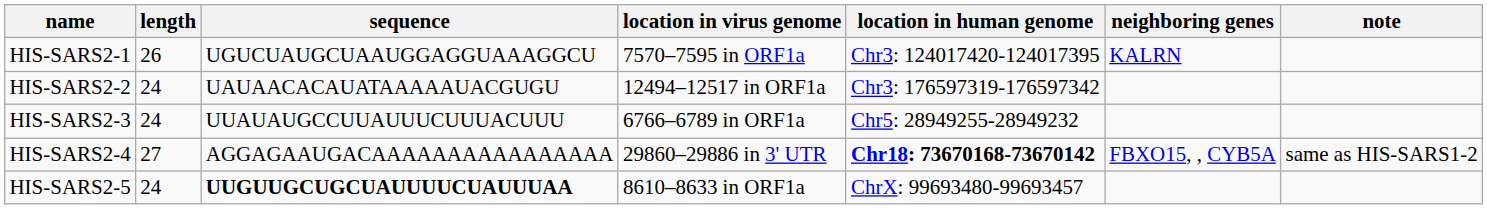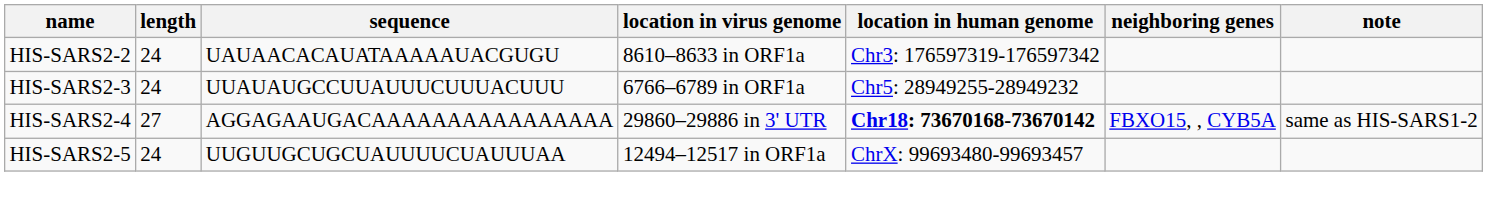- row: (70, 54)
(724, 87) 12494–12517 in ORF1a -> (714, 54) 8610–8633 in ORF1a
(389, 187) bold -> (386, 154) normal
(714, 187) 8610–8633 in ORF1a -> (724, 154) 12494–12517 in ORF1a
